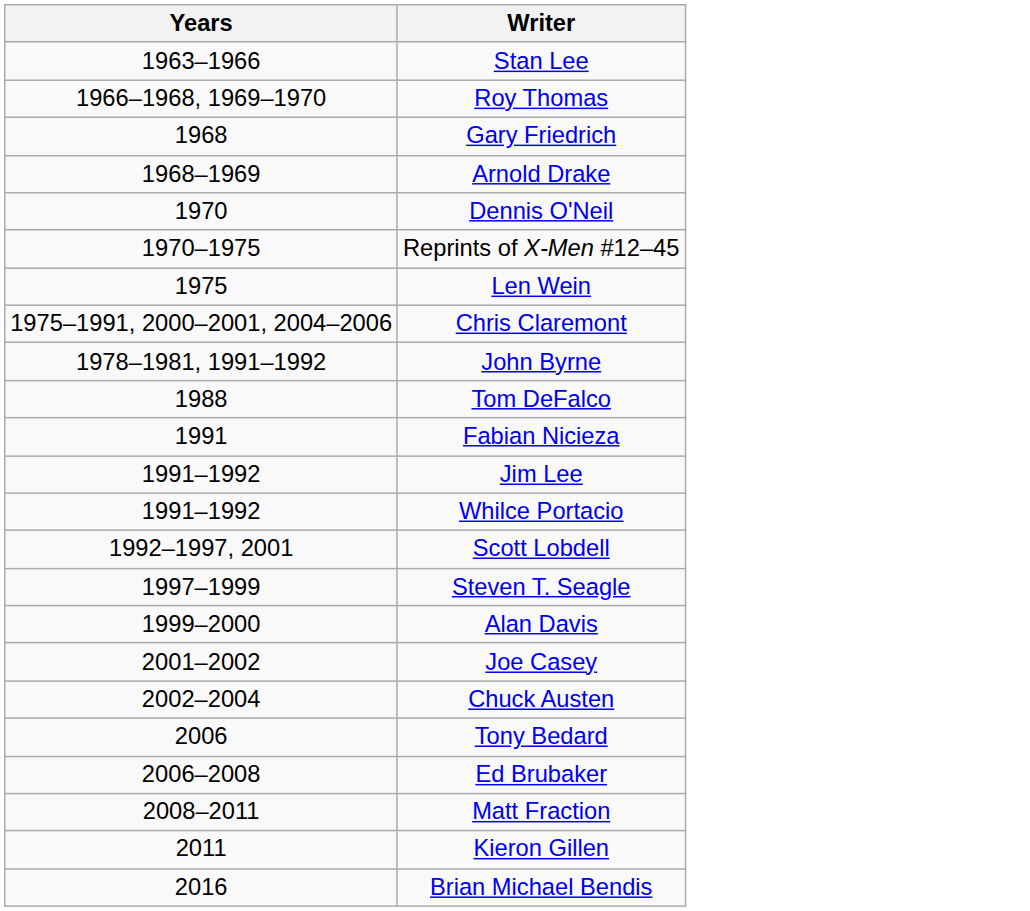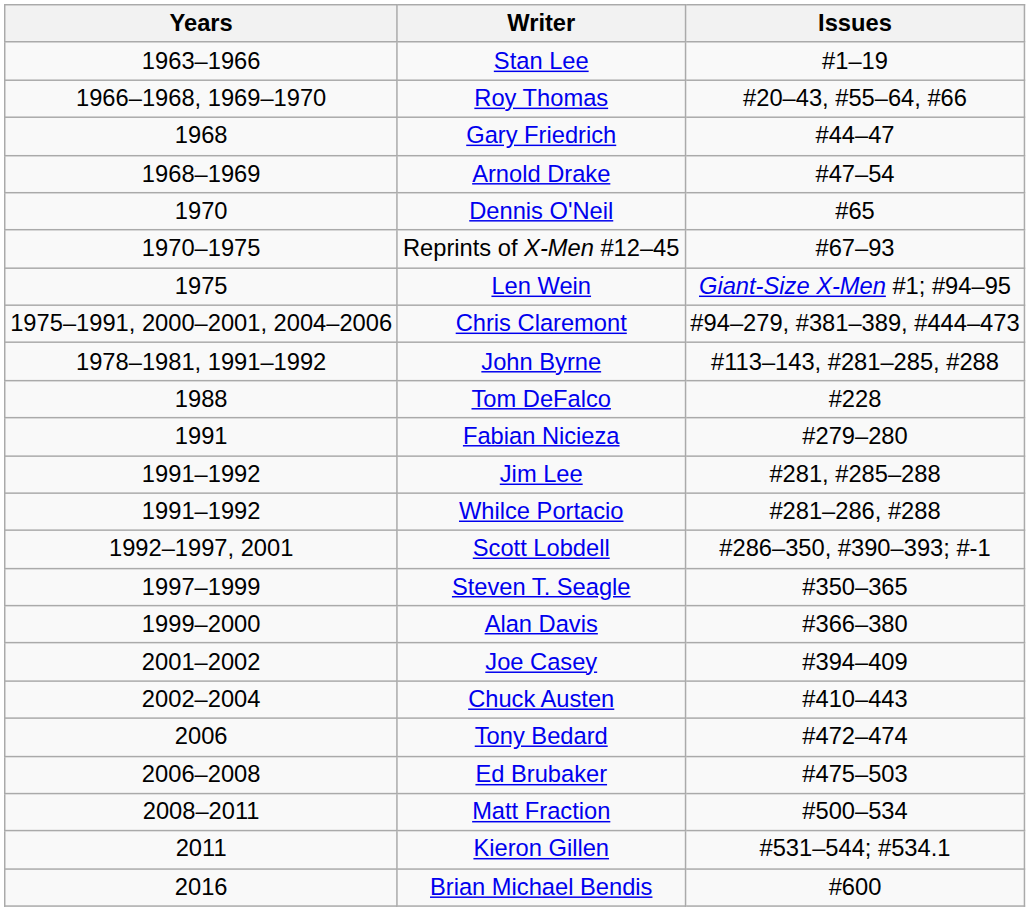+ column: (855, 23)
